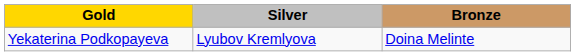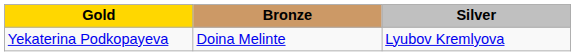columns swapped: (288, 16) <-> (476, 16)
